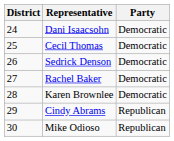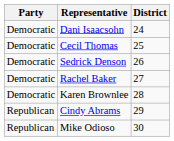columns swapped: (23, 12) <-> (142, 12)
